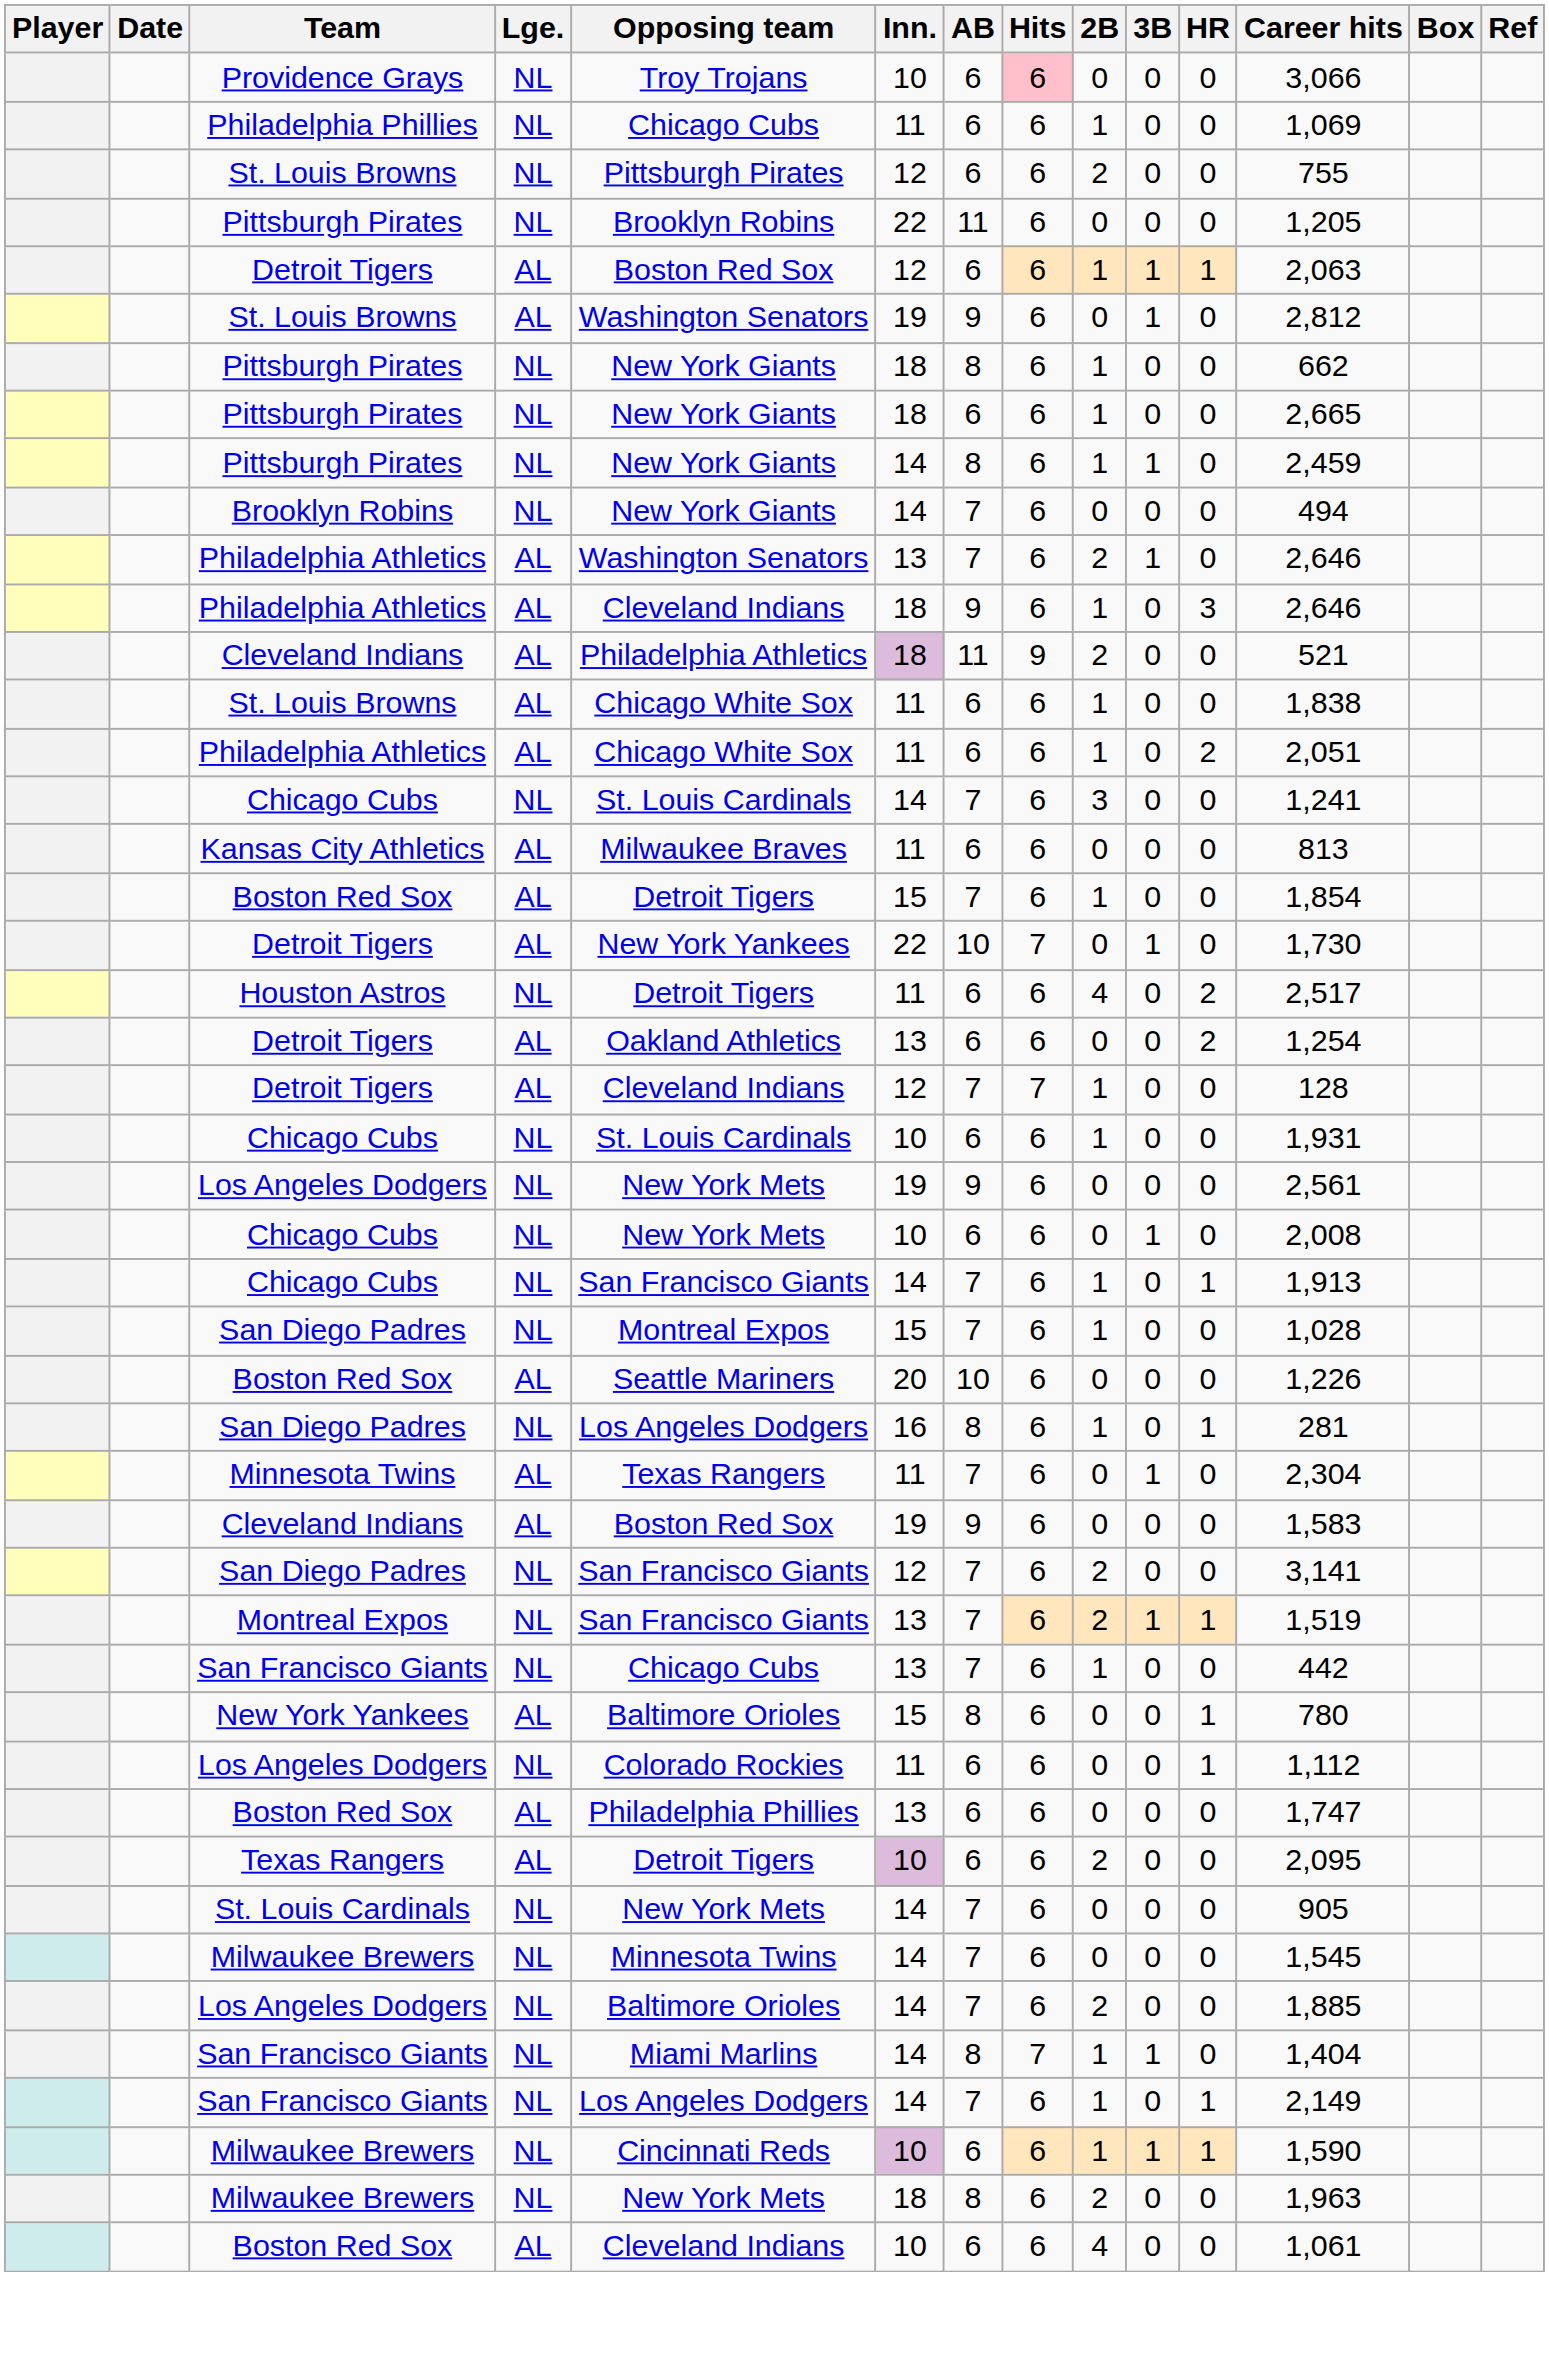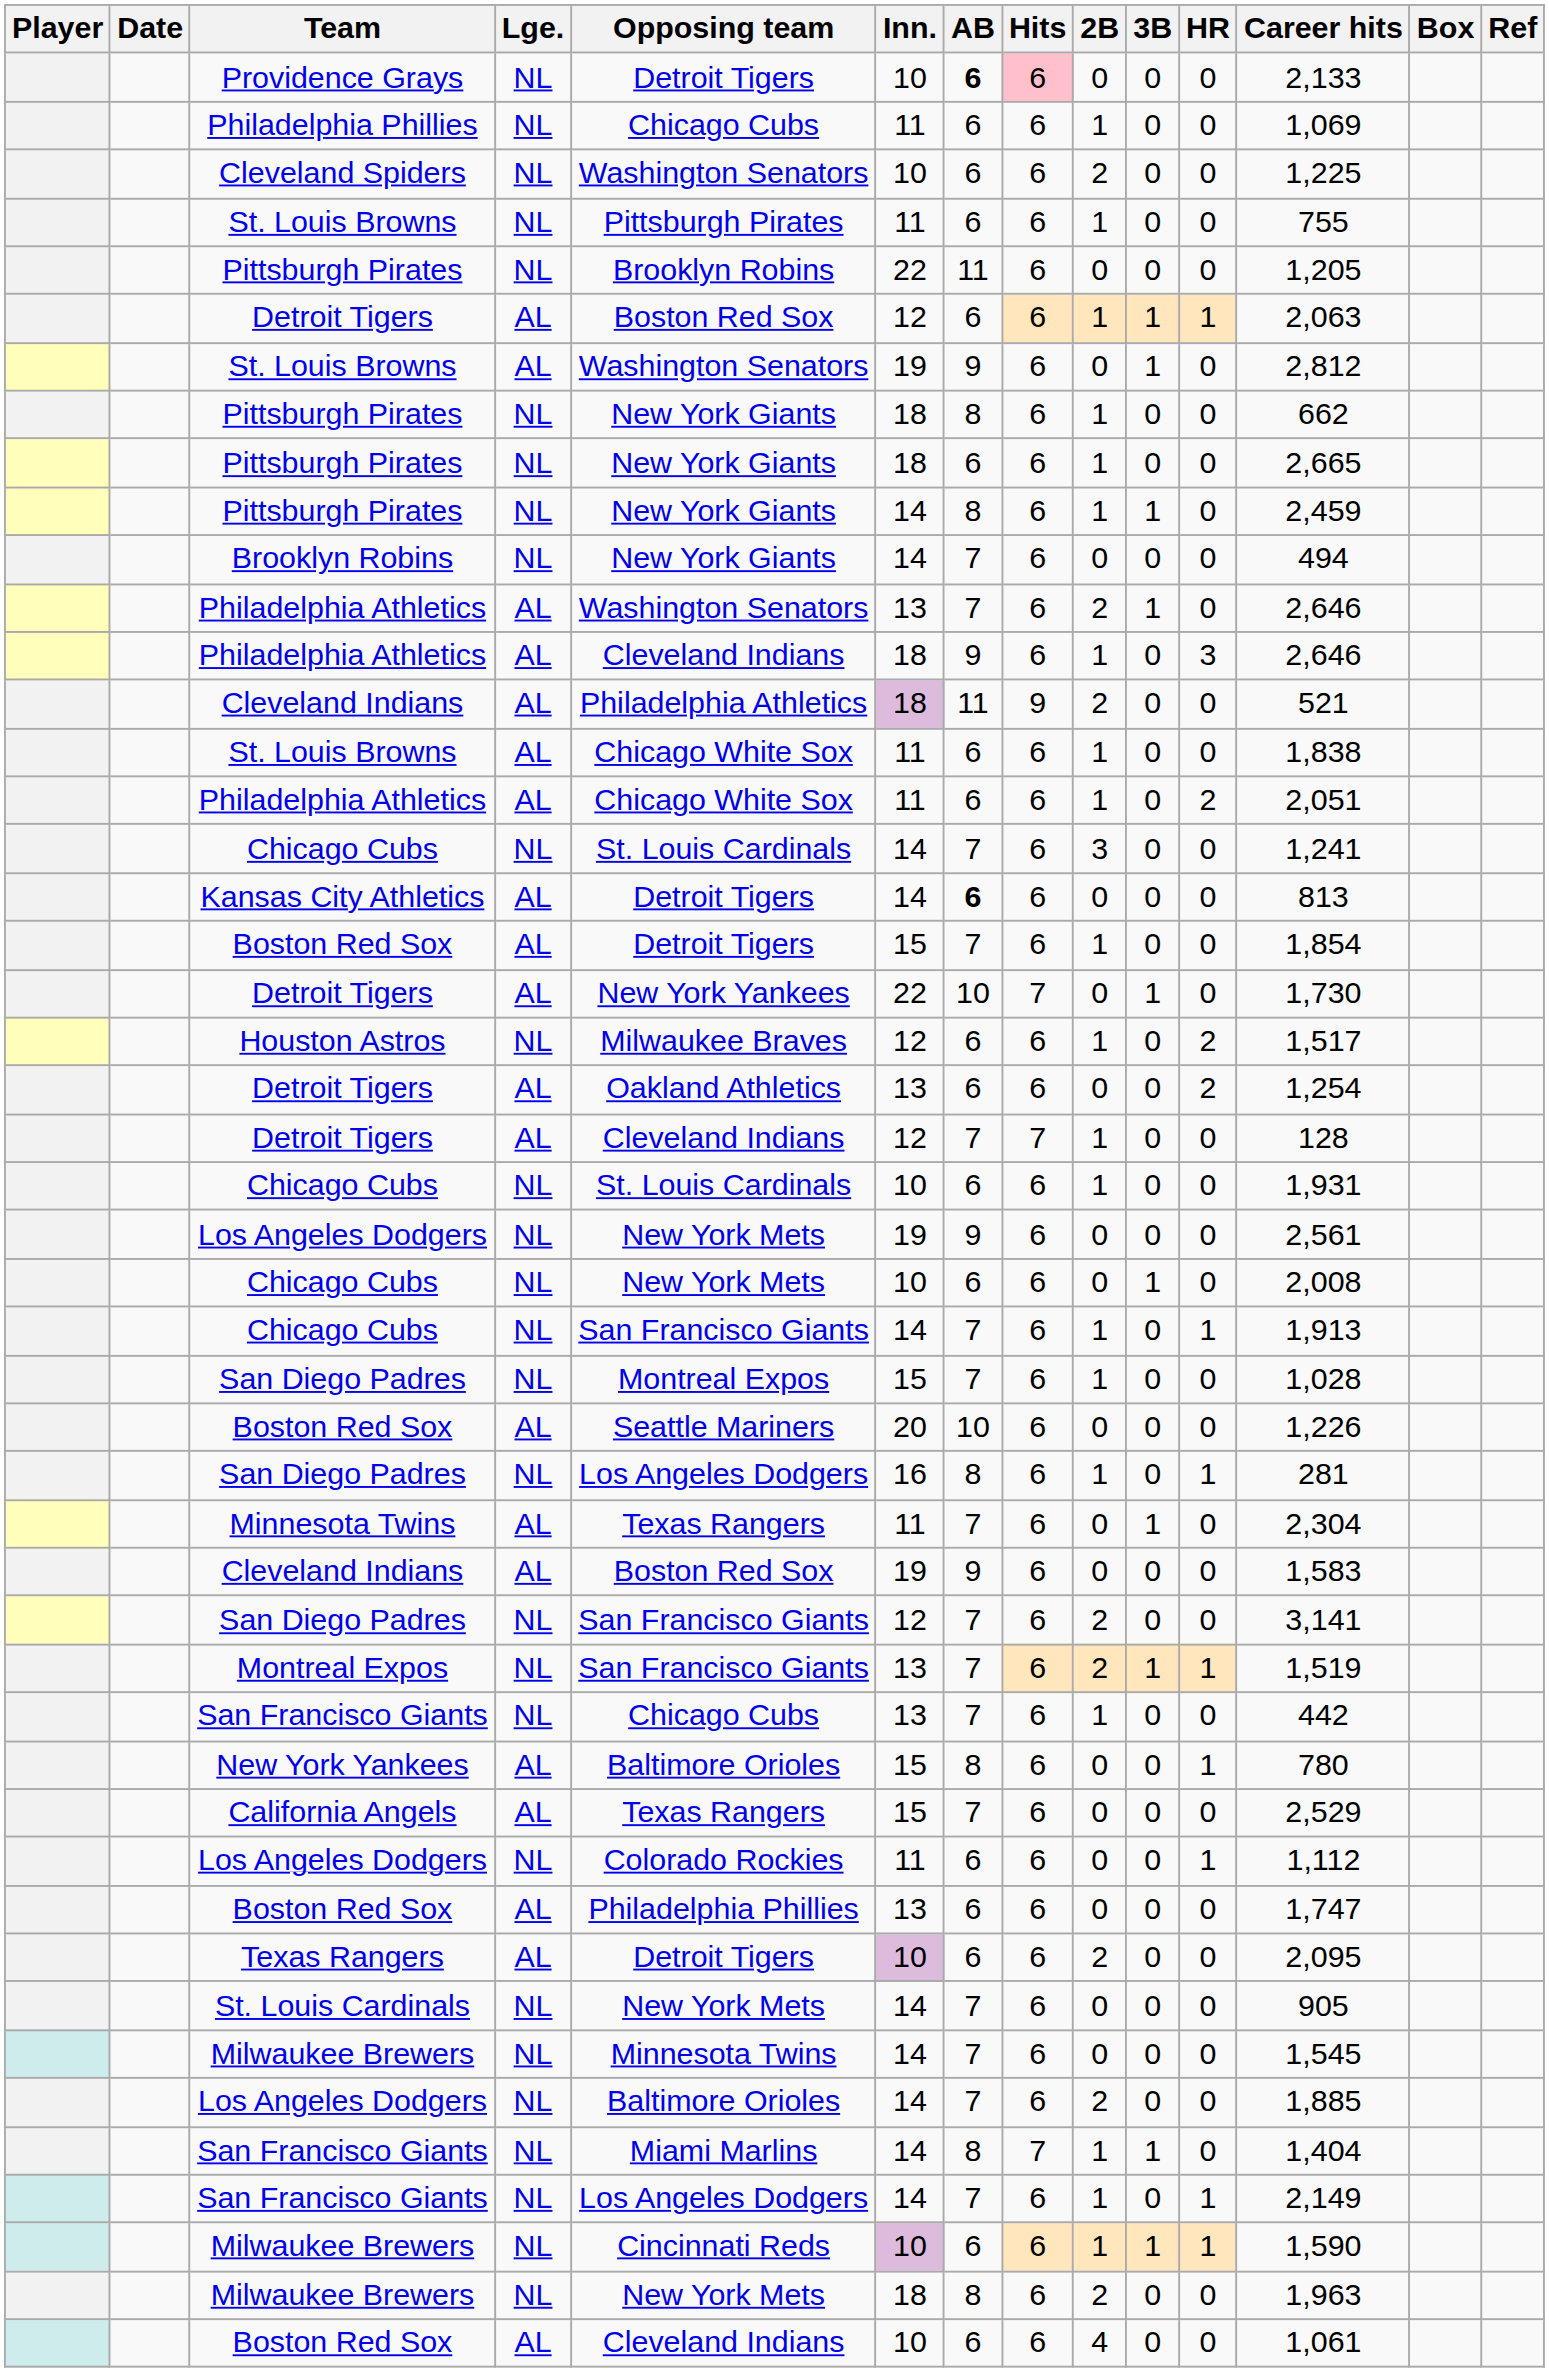(724, 76) Troy Trojans -> (724, 76) Detroit Tigers
(973, 76) normal -> (973, 76) bold
(1323, 76) 3,066 -> (1323, 76) 2,133
+ row: (342, 173)
(910, 173) 12 -> (910, 221) 11
(1100, 173) 2 -> (1100, 221) 1
(724, 848) Milwaukee Braves -> (724, 896) Detroit Tigers
(910, 848) 11 -> (910, 896) 14
(973, 848) normal -> (973, 896) bold
(724, 992) Detroit Tigers -> (724, 1041) Milwaukee Braves
(910, 992) 11 -> (910, 1041) 12
(1100, 992) 4 -> (1100, 1041) 1
(1323, 992) 2,517 -> (1323, 1041) 1,517
+ row: (342, 1812)
